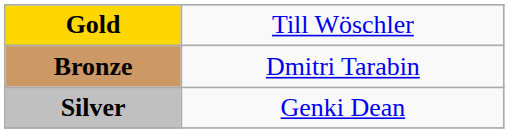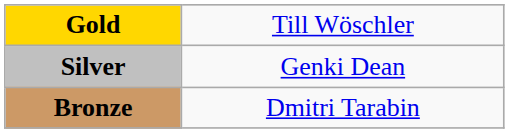rows swapped: (93, 107) <-> (93, 66)
